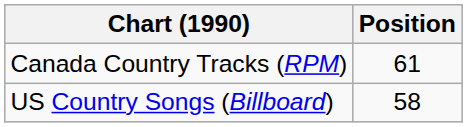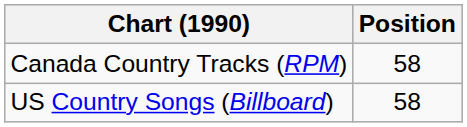(407, 63) 61 -> (407, 63) 58
